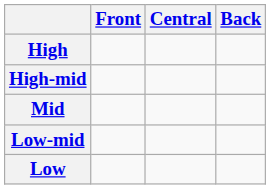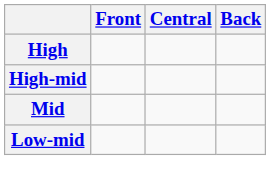- row: (48, 169)
